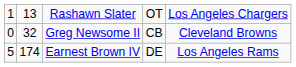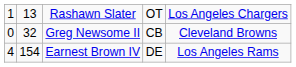(11, 52) 5 -> (11, 52) 4
(30, 52) 174 -> (30, 52) 154
